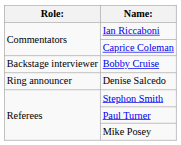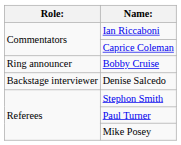(52, 64) Backstage interviewer -> (39, 64) Ring announcer
(39, 81) Ring announcer -> (52, 81) Backstage interviewer
